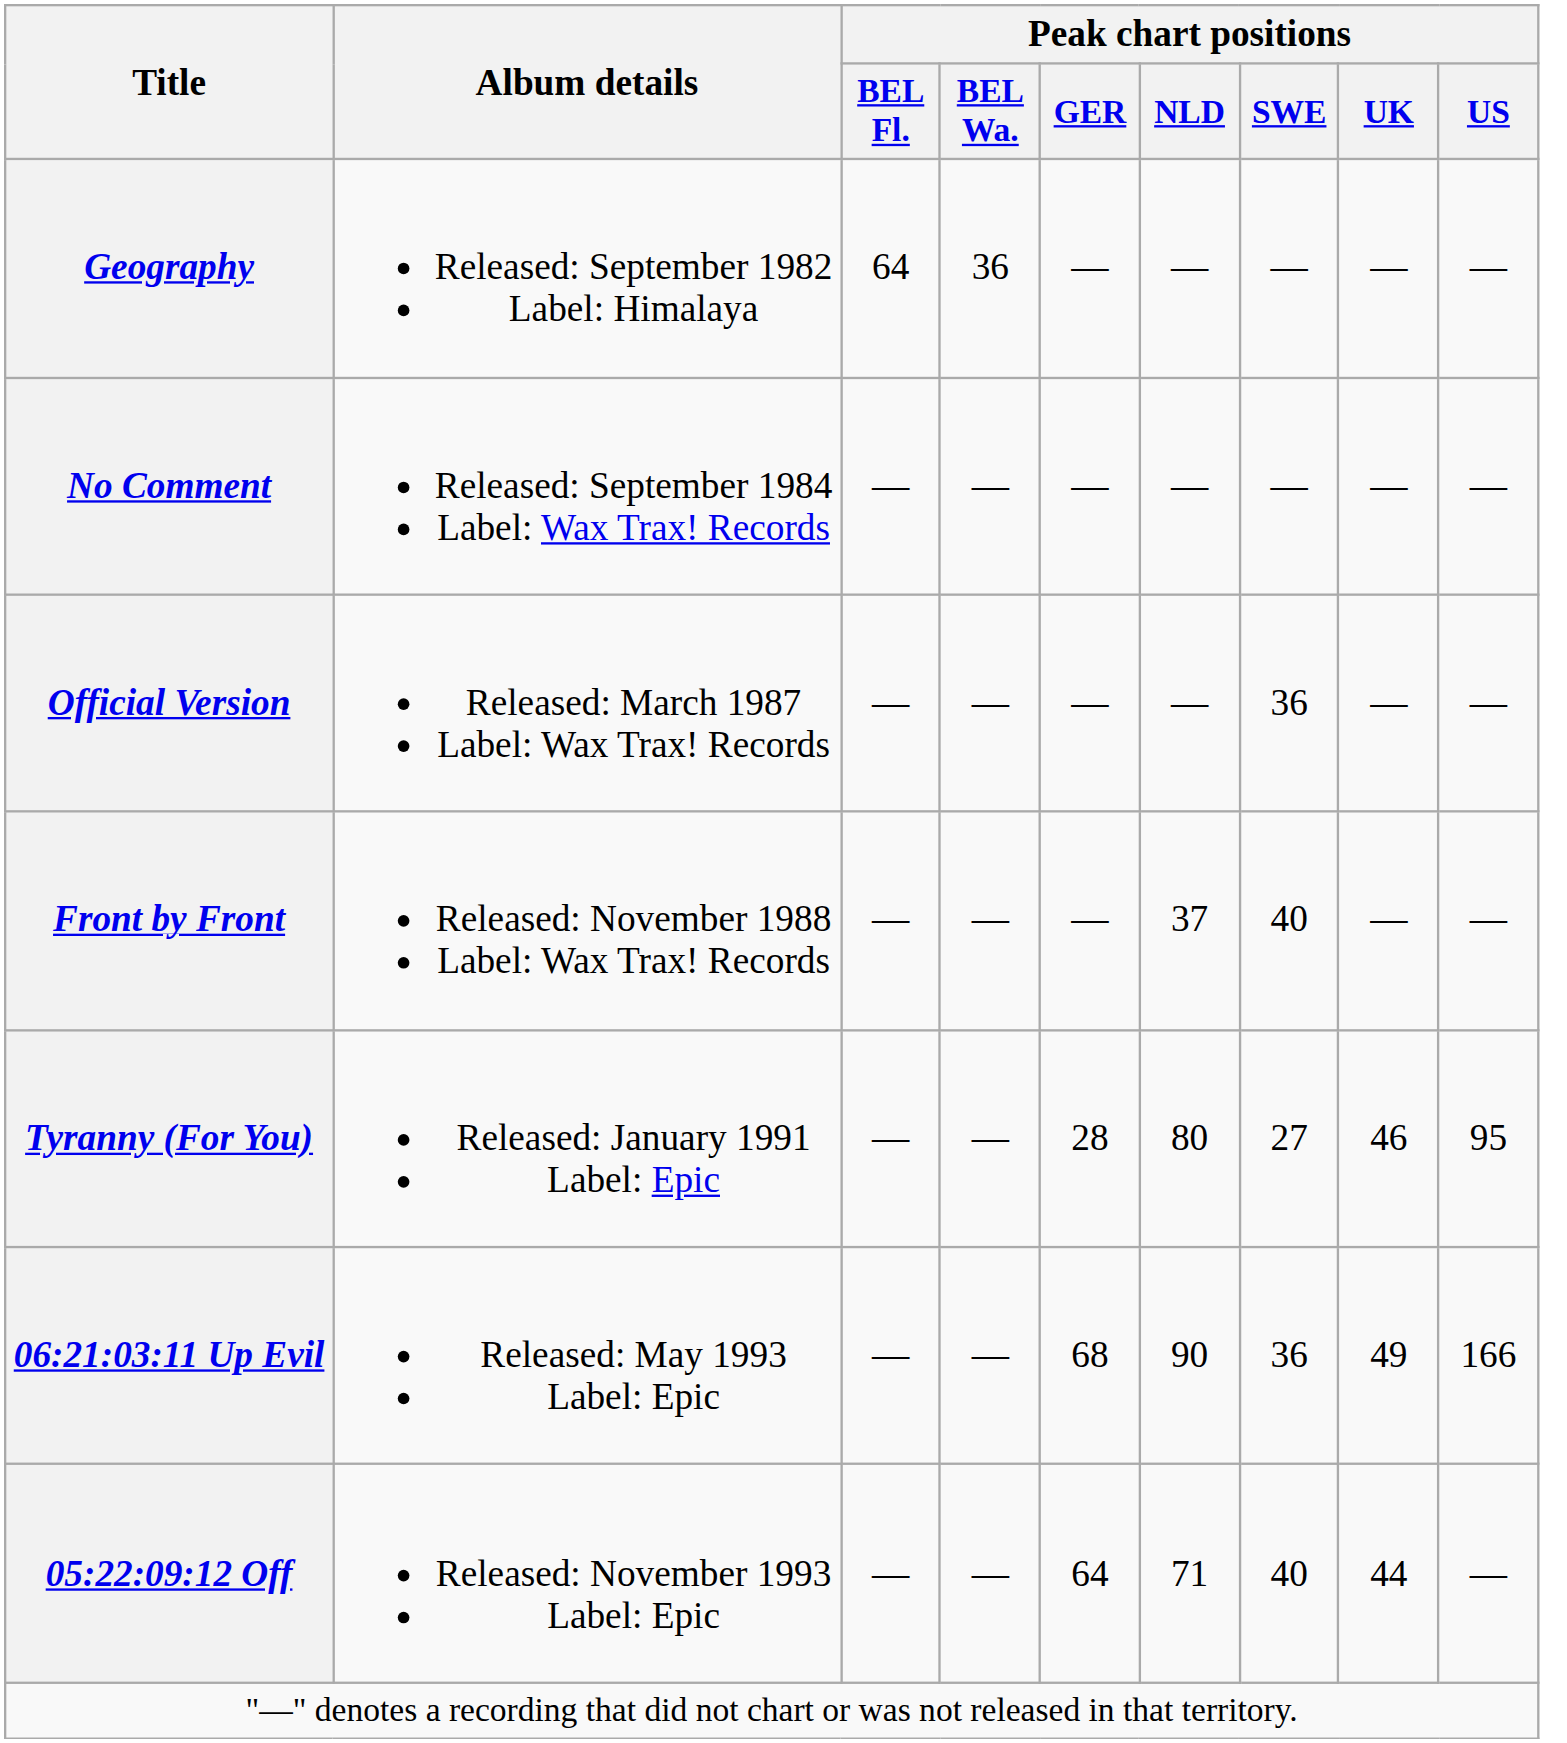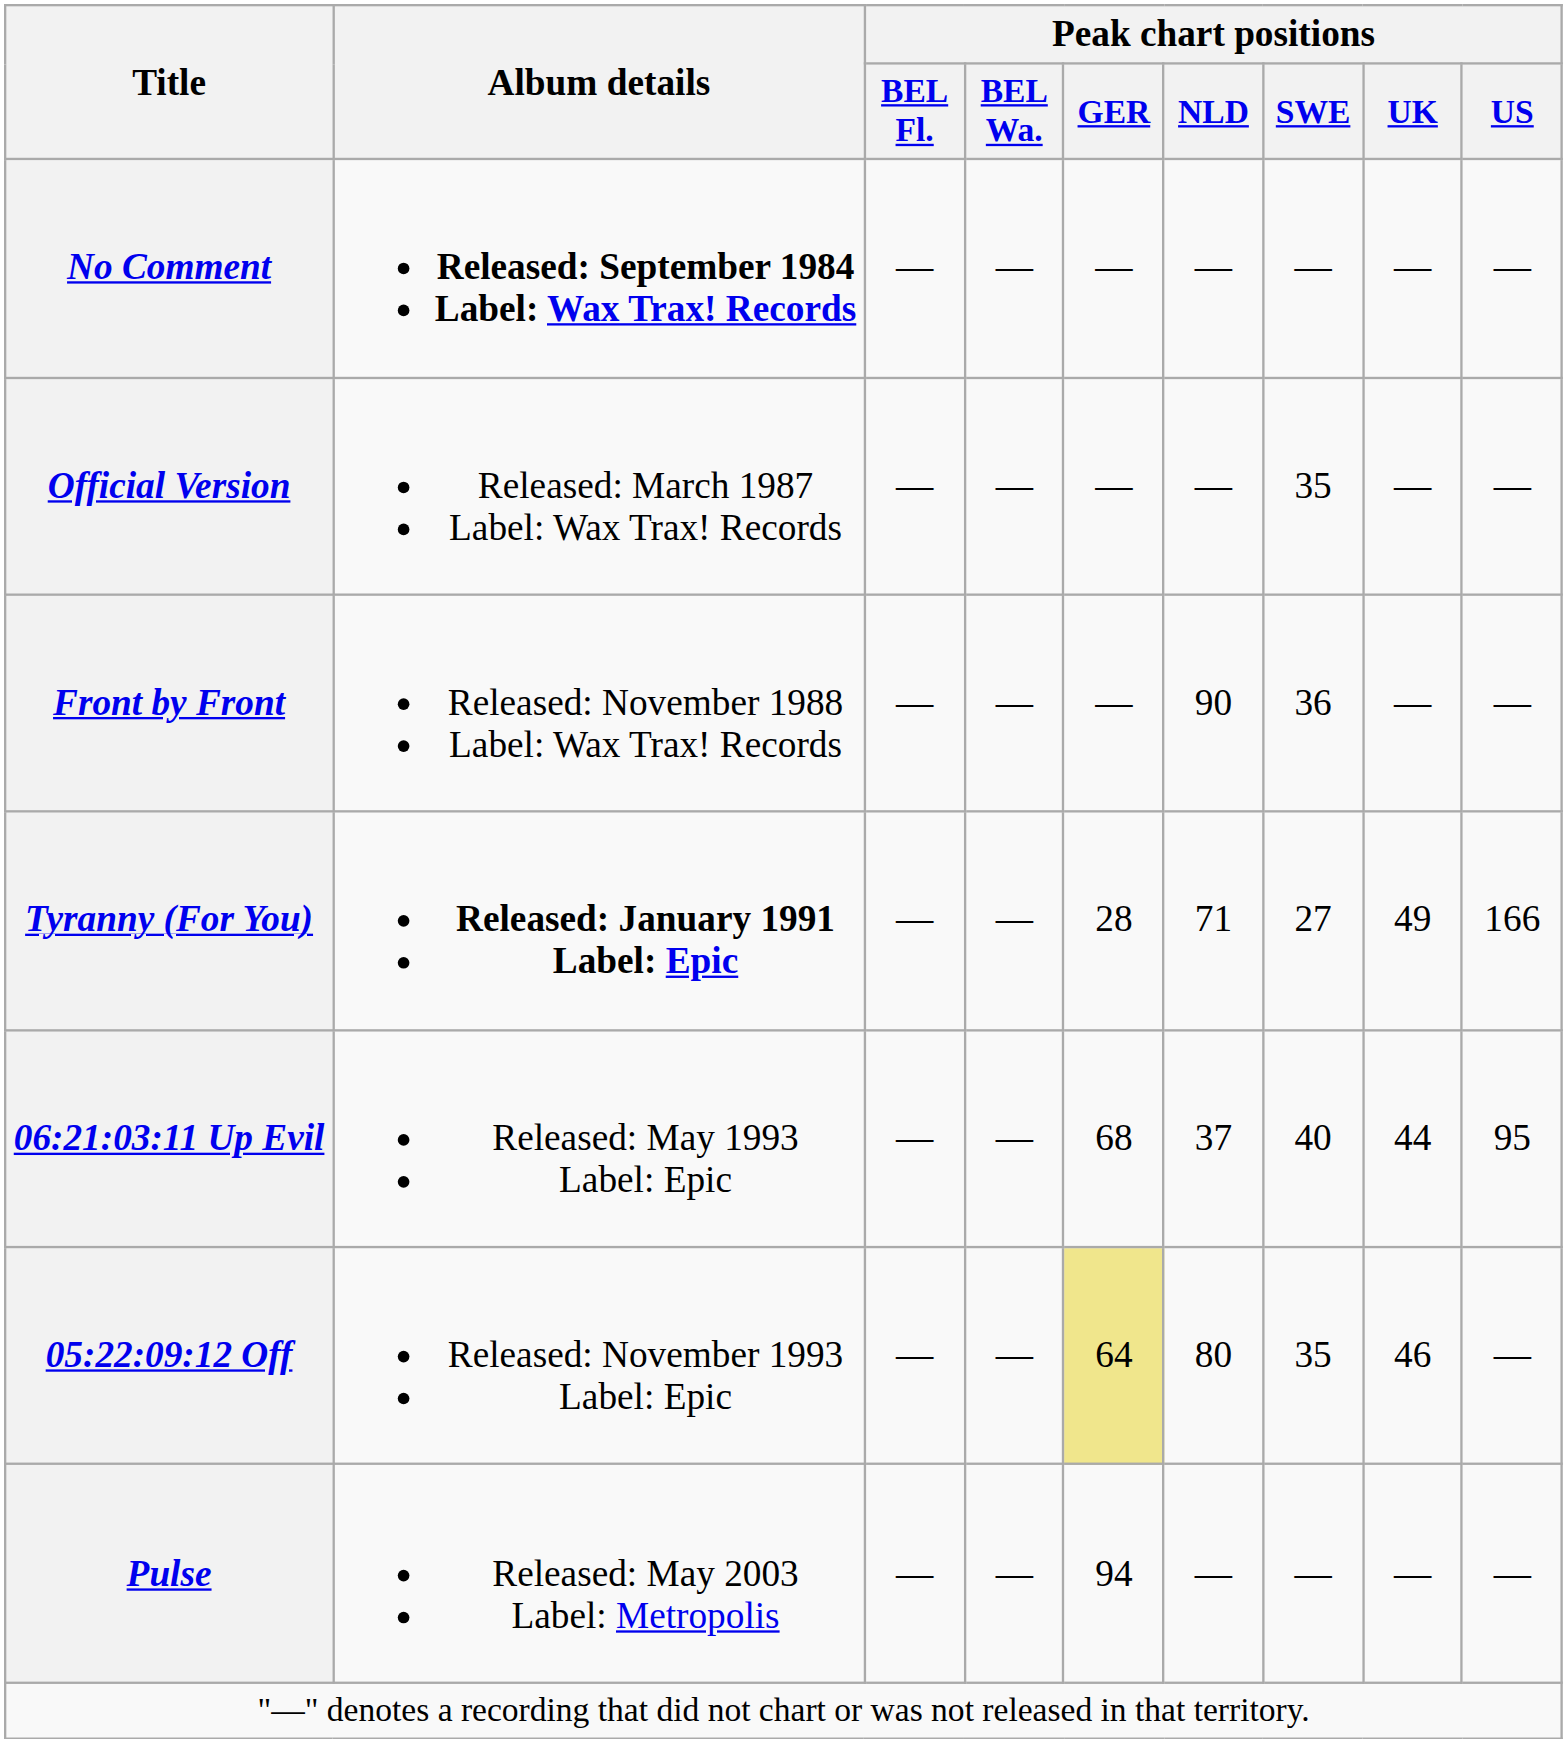- row: (169, 267)
(587, 507) normal -> (599, 289) bold
(1289, 702) 36 -> (1313, 484) 35
(1190, 920) 37 -> (1213, 702) 90
(1289, 920) 40 -> (1313, 702) 36
(587, 1159) normal -> (599, 942) bold
(1190, 1137) 80 -> (1213, 920) 71
(1389, 1137) 46 -> (1413, 920) 49
(1488, 1137) 95 -> (1512, 920) 166
(1190, 1355) 90 -> (1213, 1137) 37
(1289, 1355) 36 -> (1313, 1137) 40
(1389, 1355) 49 -> (1413, 1137) 44
(1488, 1355) 166 -> (1512, 1137) 95
(1090, 1572) no background -> (1114, 1355) khaki background
(1190, 1572) 71 -> (1213, 1355) 80
(1289, 1572) 40 -> (1313, 1355) 35
(1389, 1572) 44 -> (1413, 1355) 46
+ row: (169, 1572)
